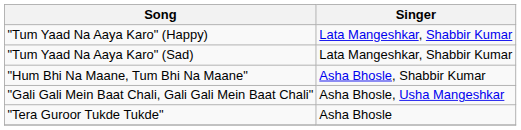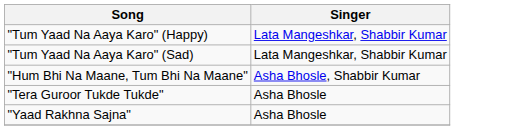- row: (160, 95)
+ row: (69, 115)
